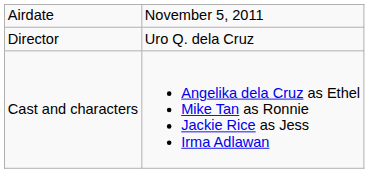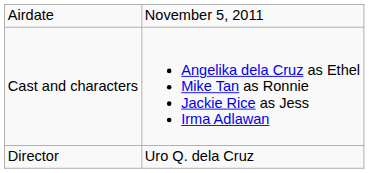rows swapped: (33, 39) <-> (73, 109)
